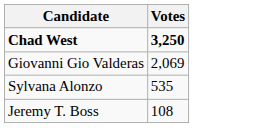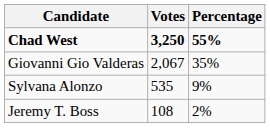+ column: (227, 16)
(168, 63) 2,069 -> (168, 63) 2,067
